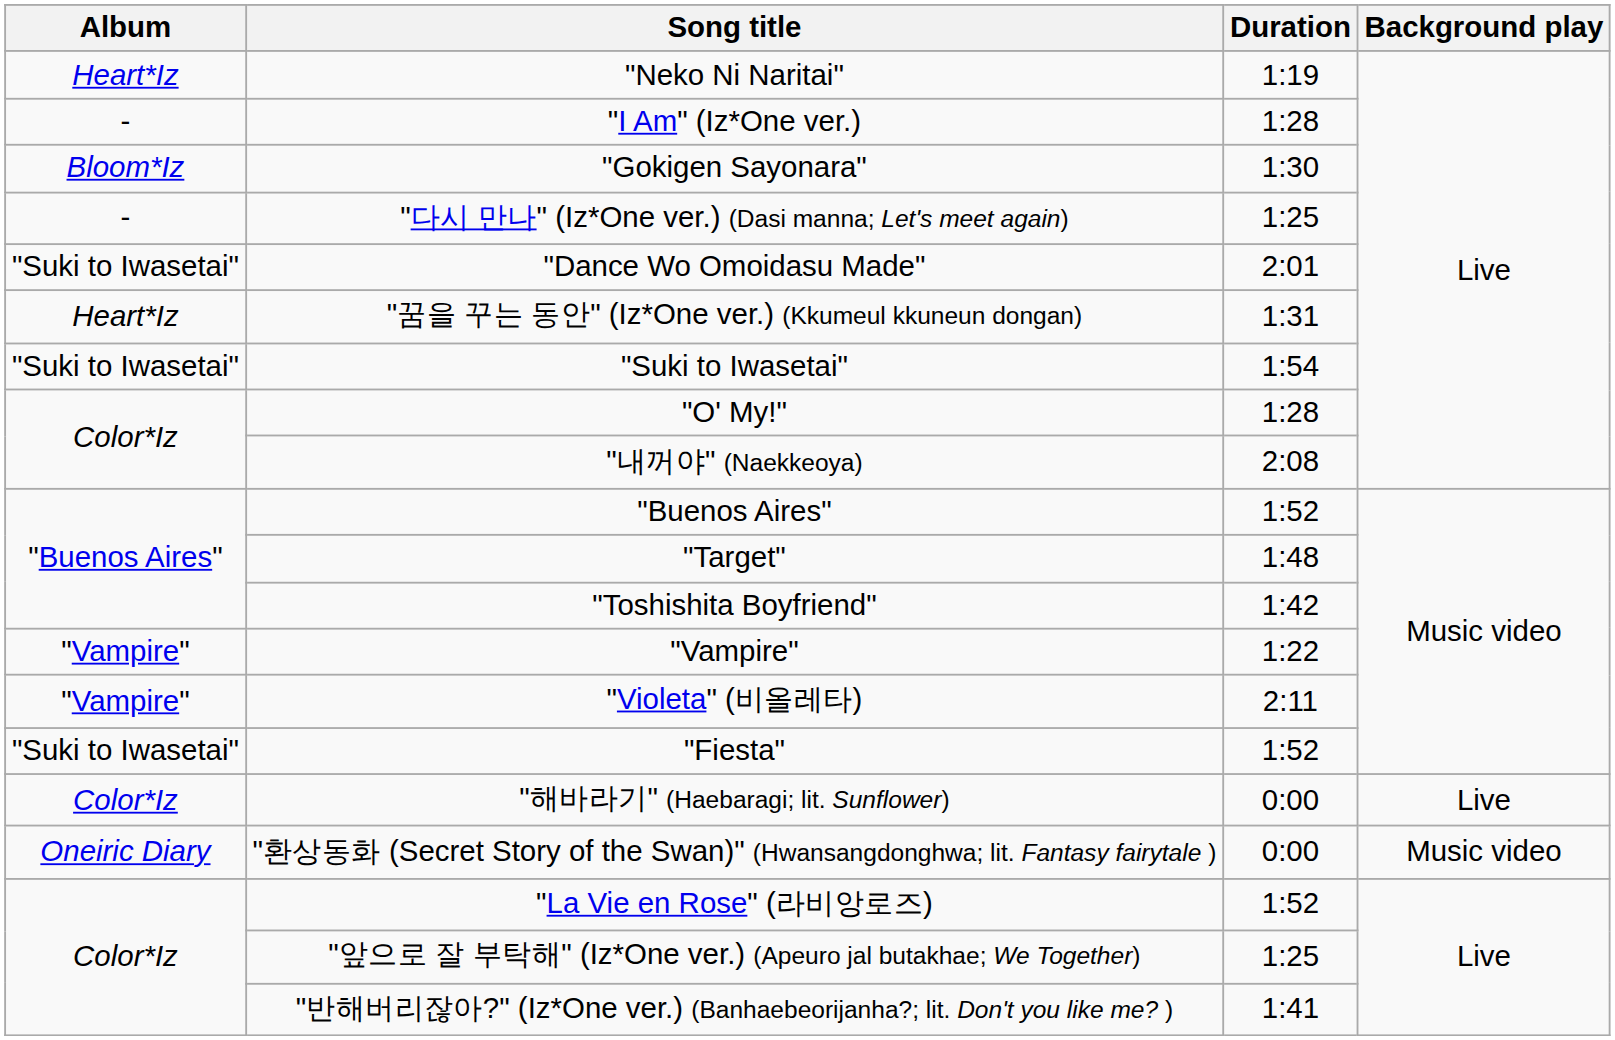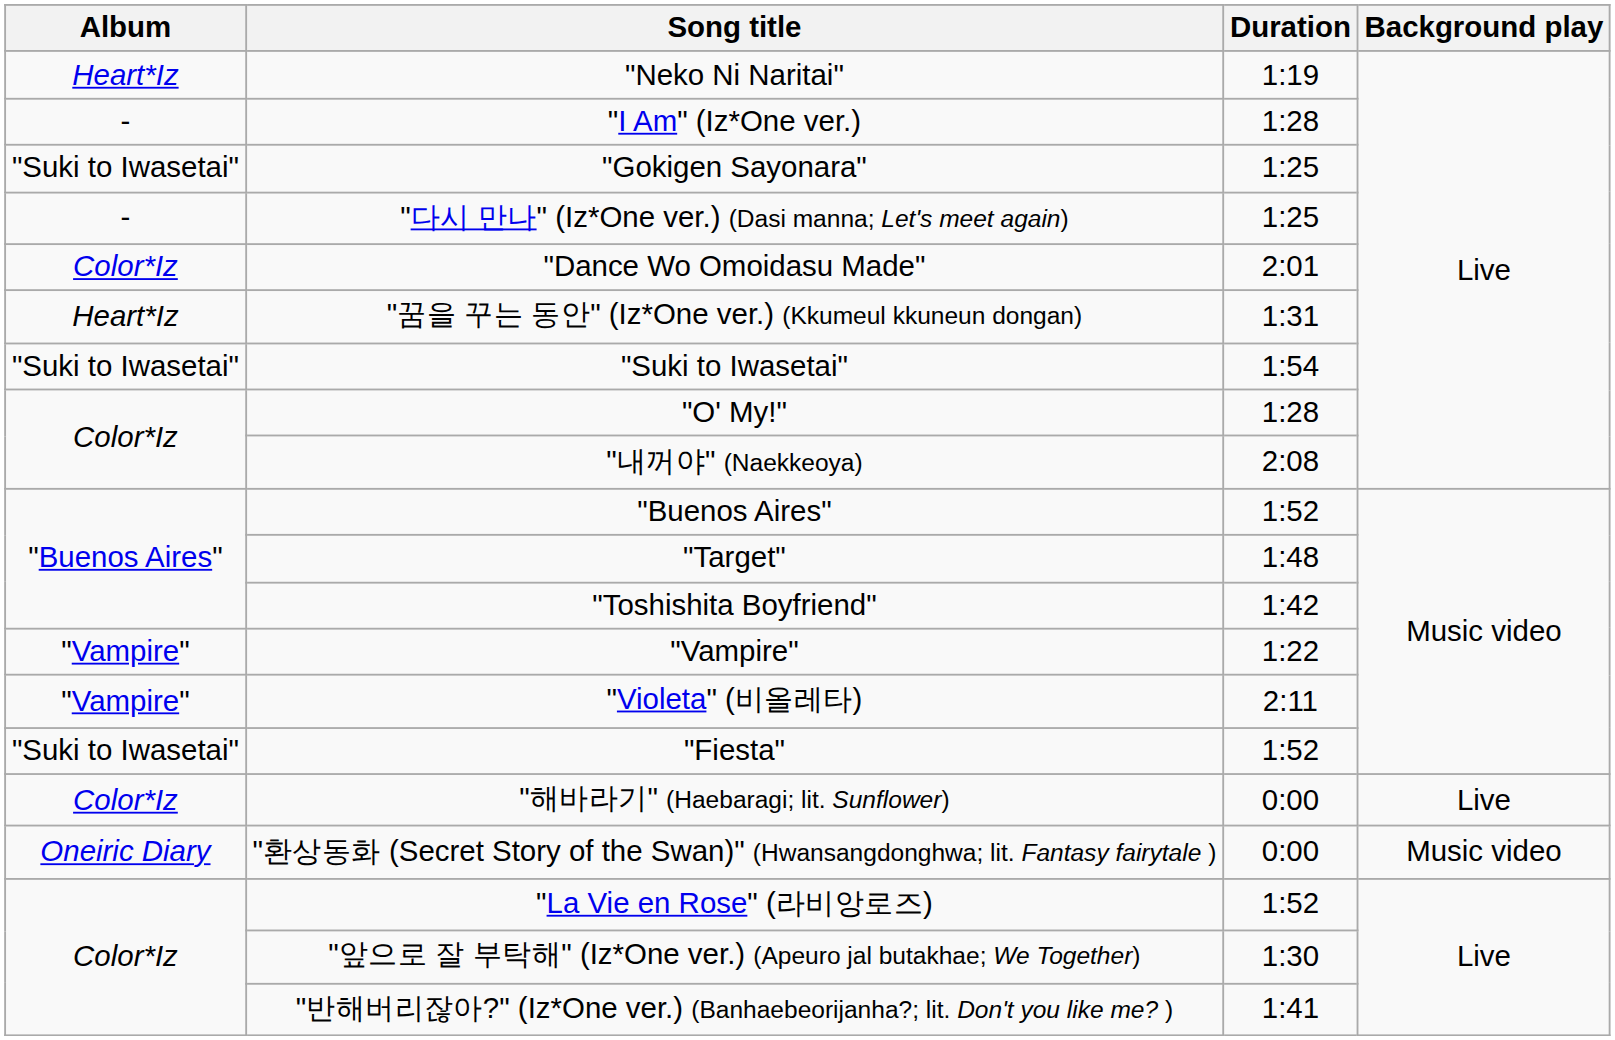(125, 167) Bloom*Iz -> (125, 167) "Suki to Iwasetai"
(1290, 167) 1:30 -> (1290, 167) 1:25
(125, 266) "Suki to Iwasetai" -> (125, 266) Color*Iz
(1290, 956) 1:25 -> (1290, 956) 1:30
